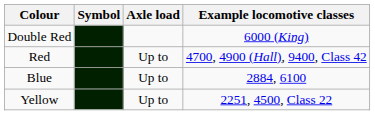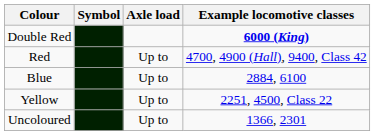(276, 36) normal -> (276, 36) bold
+ row: (39, 120)
